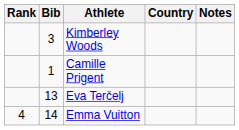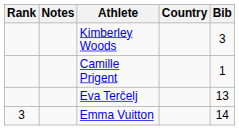columns swapped: (51, 13) <-> (215, 13)
(22, 115) 4 -> (22, 115) 3
